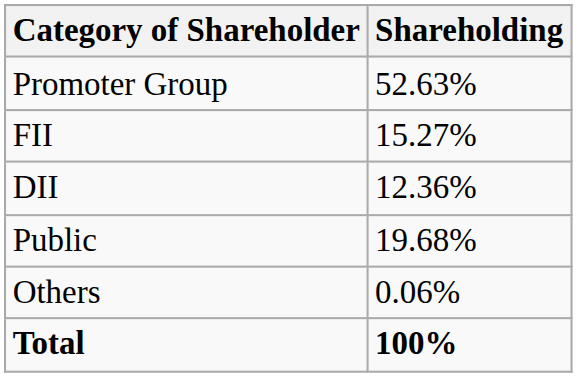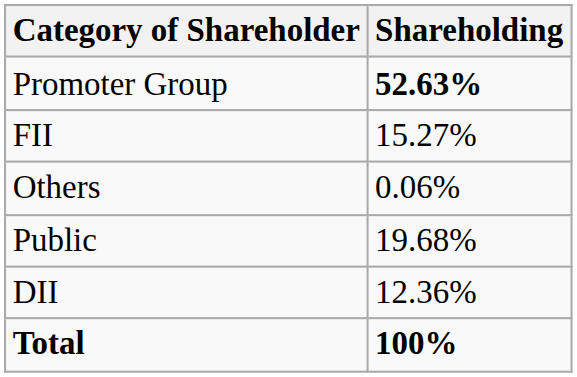(426, 82) normal -> (429, 82) bold
rows swapped: (36, 187) <-> (57, 291)
